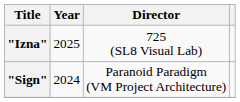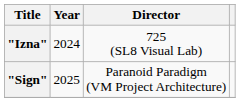(67, 43) 2025 -> (67, 43) 2024
(67, 79) 2024 -> (67, 79) 2025
